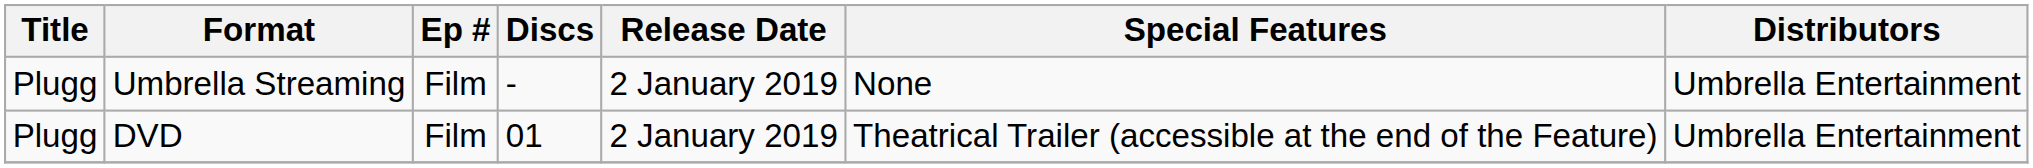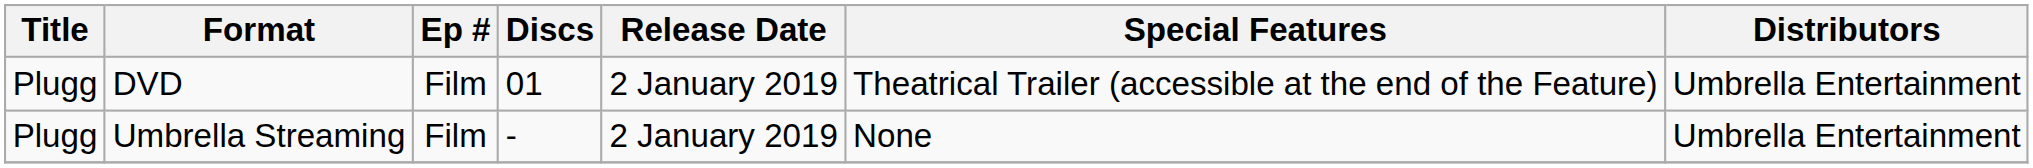rows swapped: (148, 135) <-> (259, 83)
